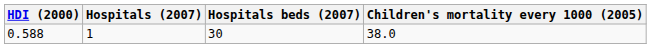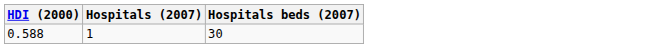- column: (505, 14)
